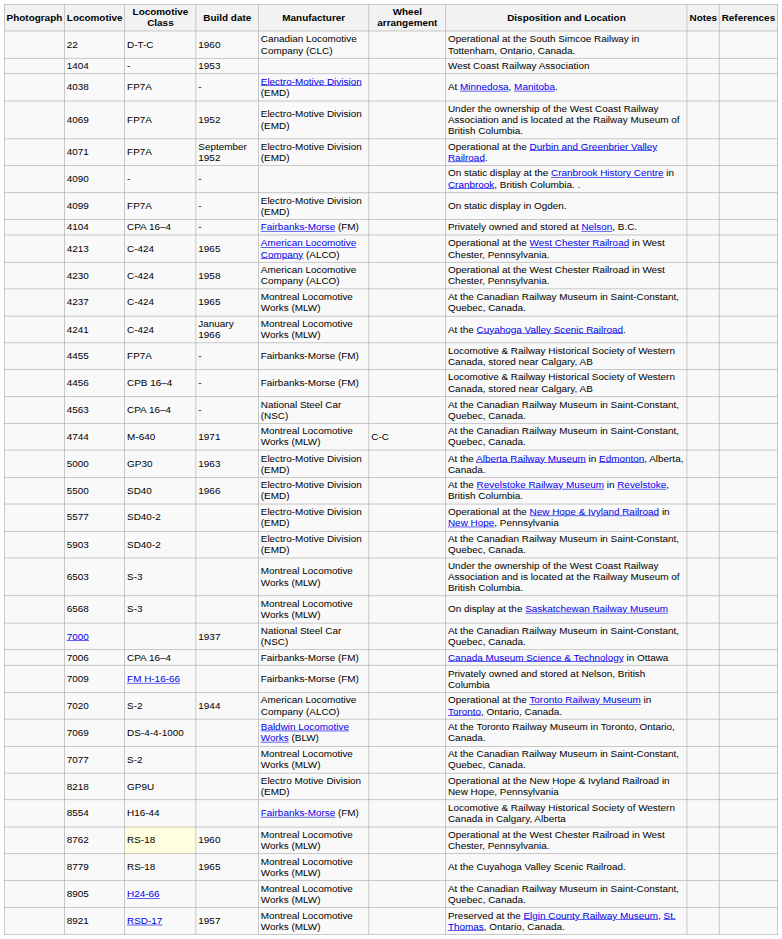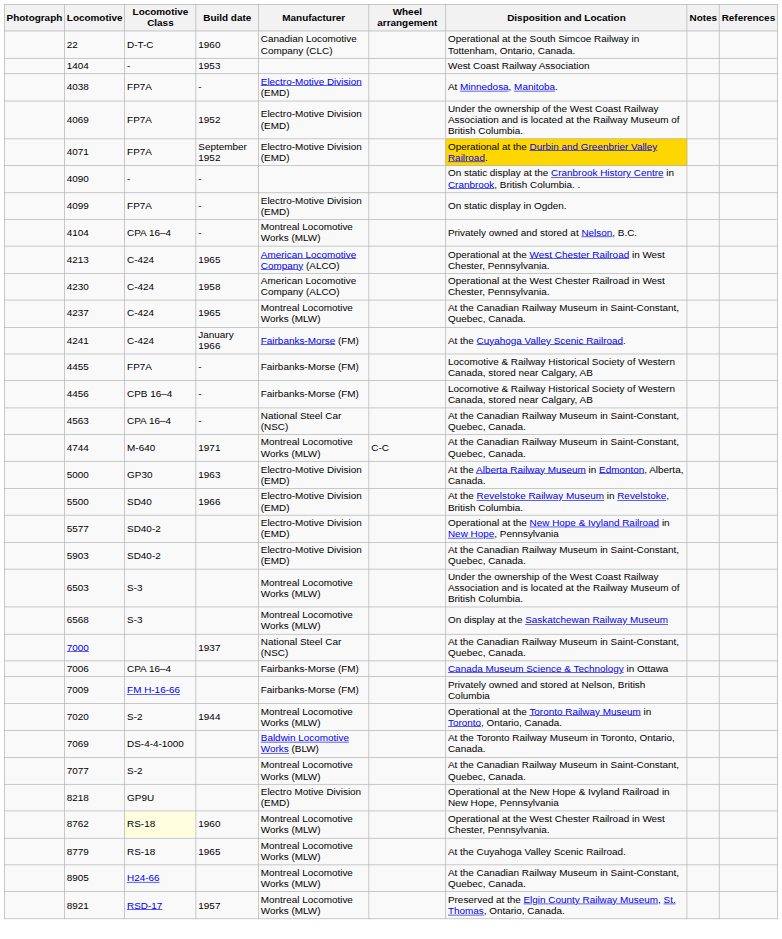(553, 152) no background -> (553, 152) gold background
(310, 227) Fairbanks-Morse (FM) -> (307, 233) Montreal Locomotive Works (MLW)
(307, 329) Montreal Locomotive Works (MLW) -> (310, 340) Fairbanks-Morse (FM)
(308, 705) American Locomotive Company (ALCO) -> (307, 717) Montreal Locomotive Works (MLW)
- row: (78, 813)
